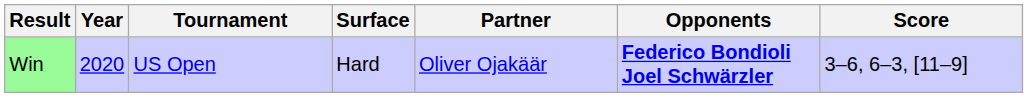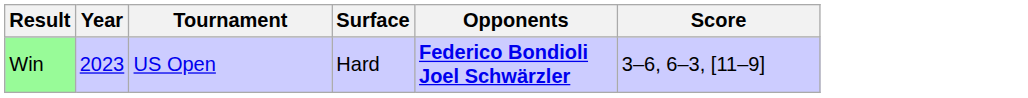- column: (516, 20)
(102, 64) 2020 -> (102, 64) 2023
